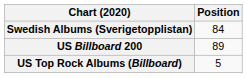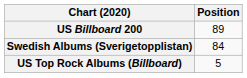rows swapped: (100, 30) <-> (100, 47)
